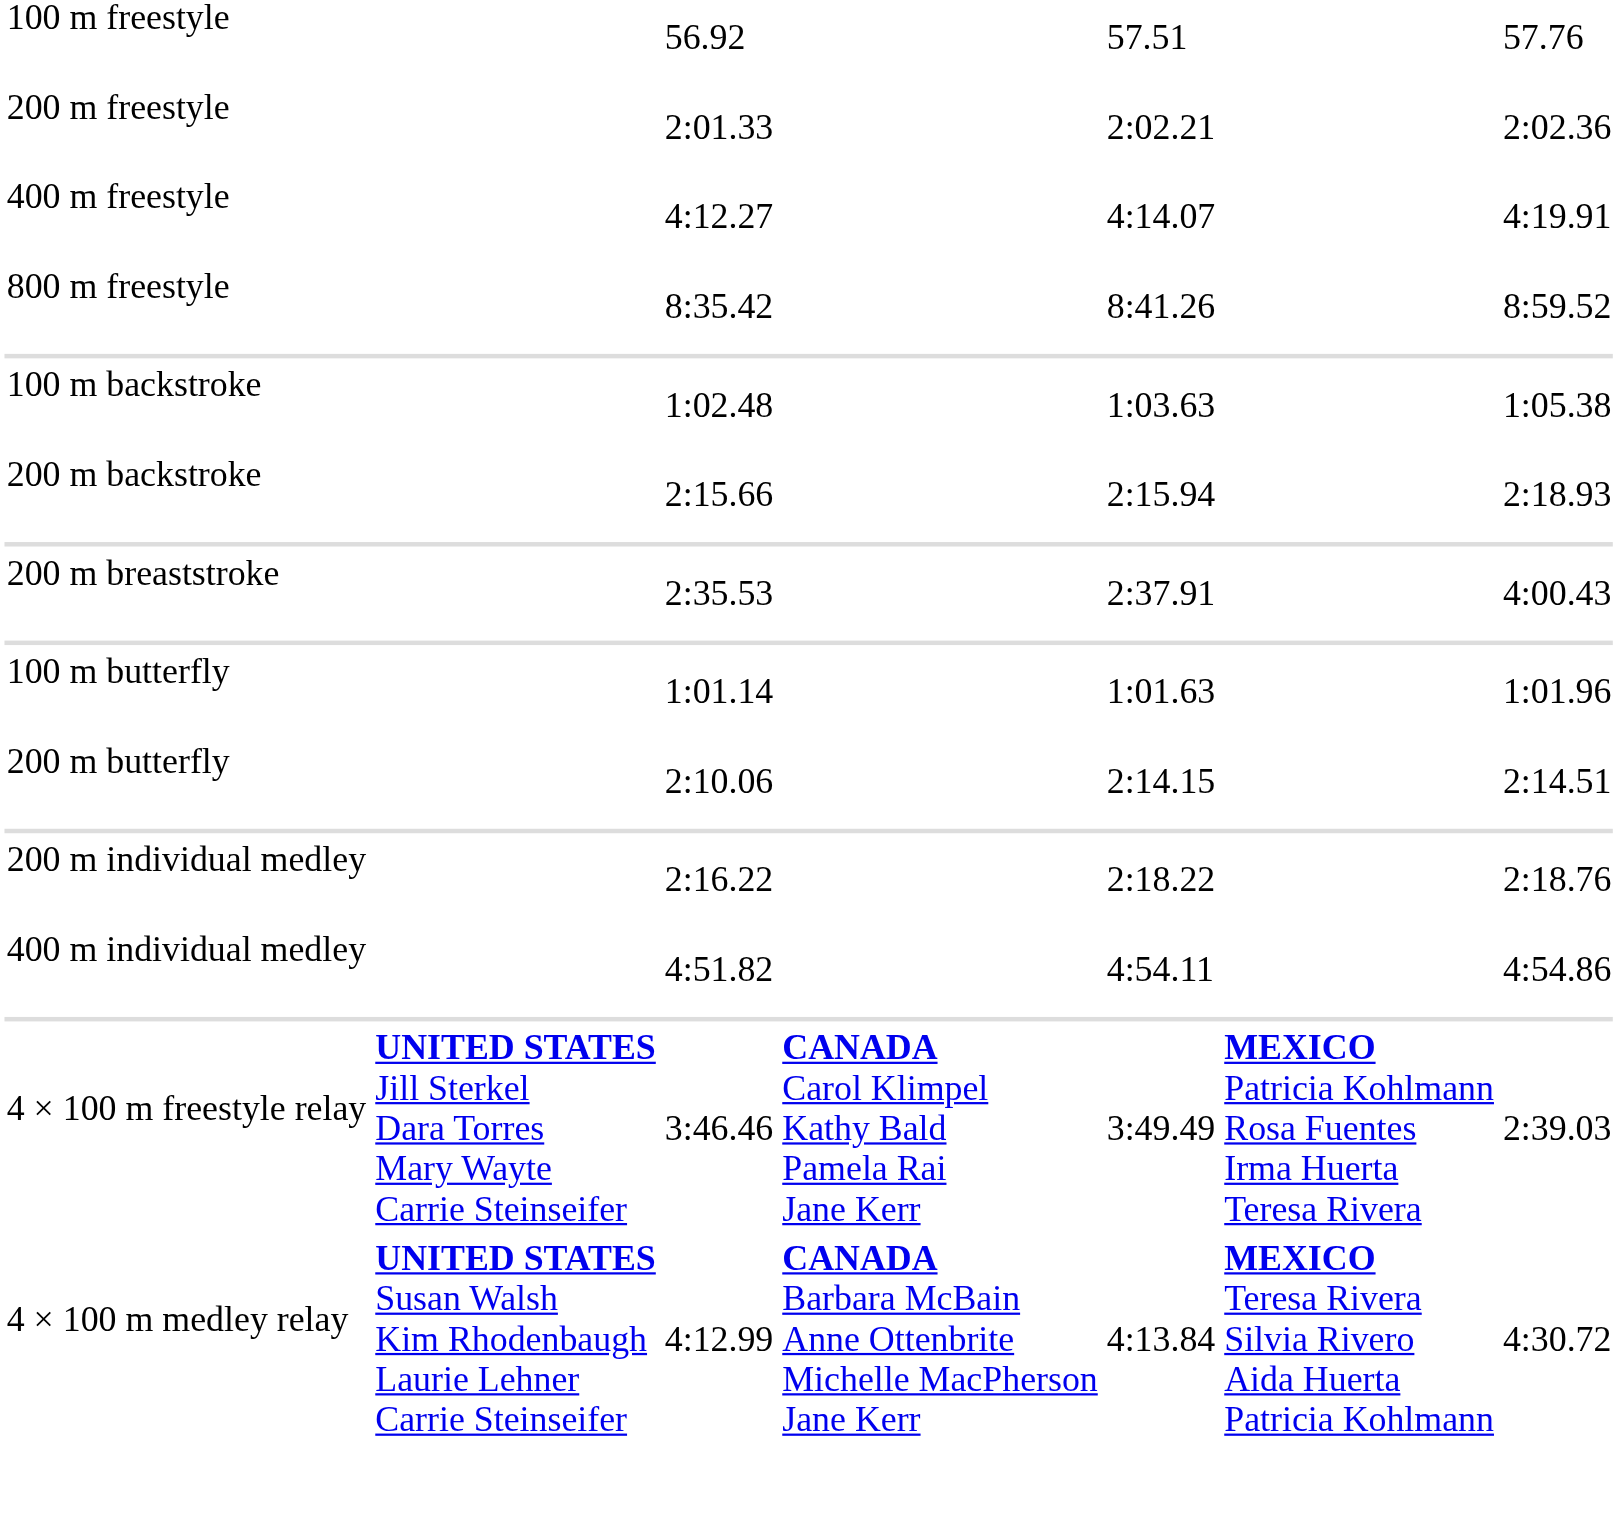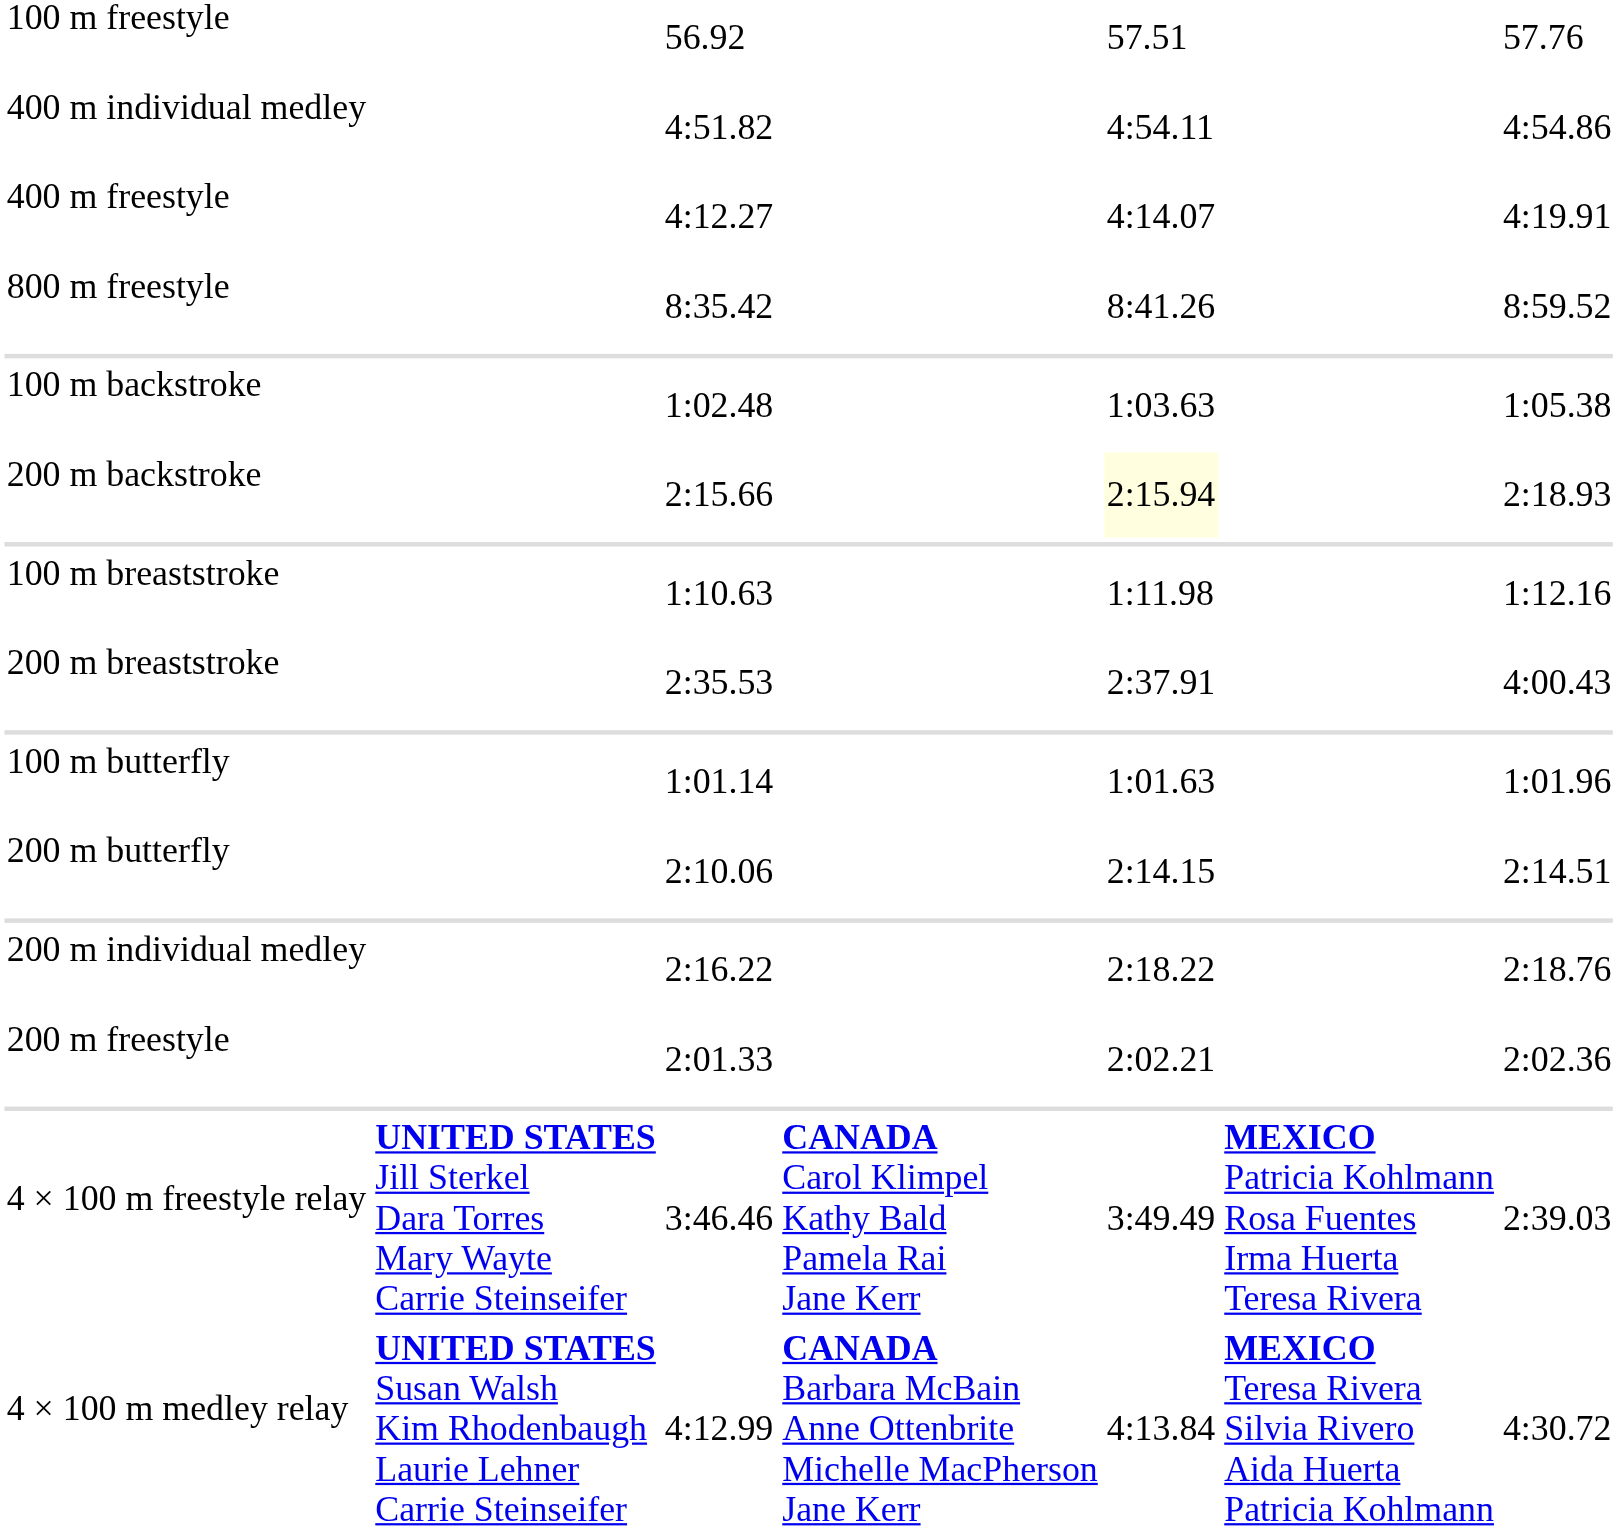rows swapped: (118, 127) <-> (186, 969)
(1161, 494) no background -> (1161, 494) lightyellow background
+ row: (143, 592)
